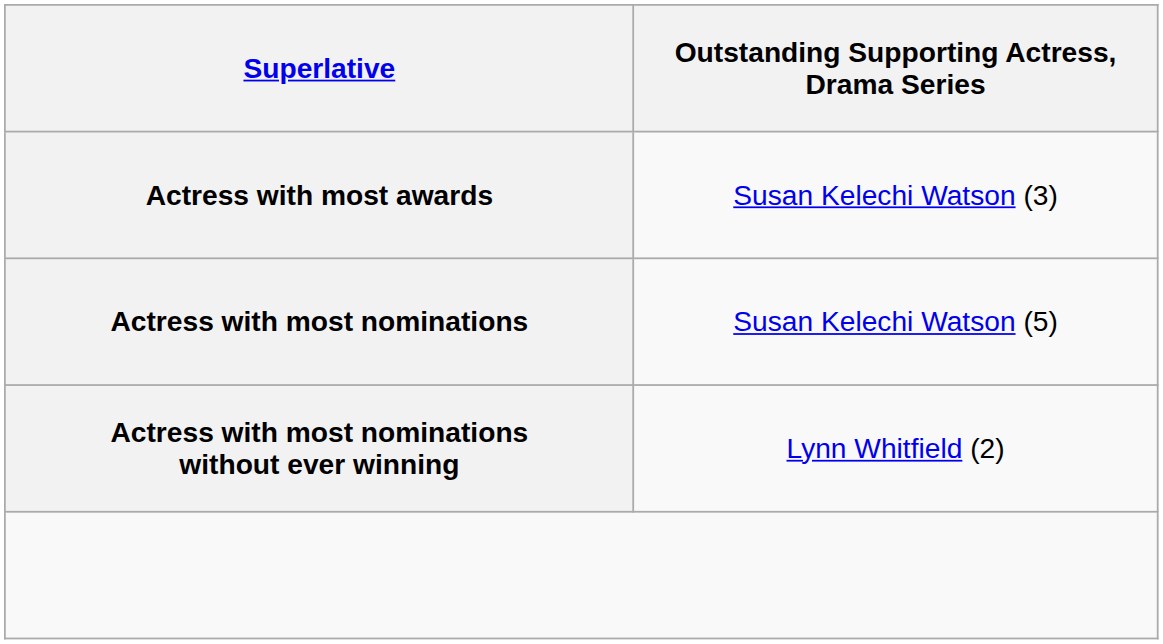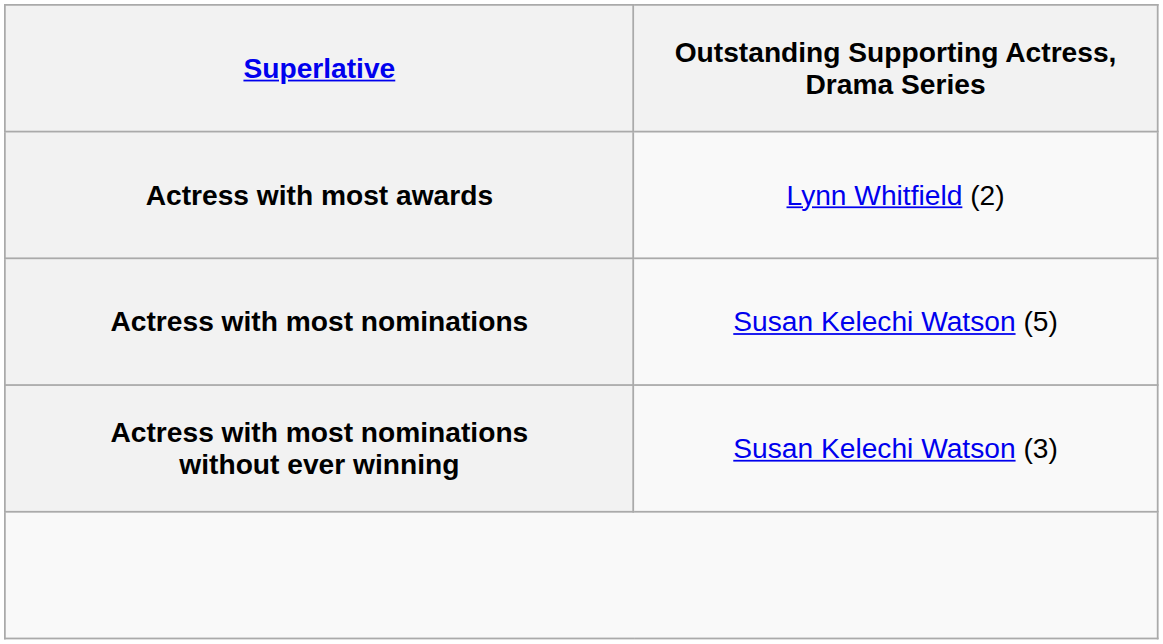(896, 194) Susan Kelechi Watson (3) -> (896, 194) Lynn Whitfield (2)
(896, 448) Lynn Whitfield (2) -> (896, 448) Susan Kelechi Watson (3)
